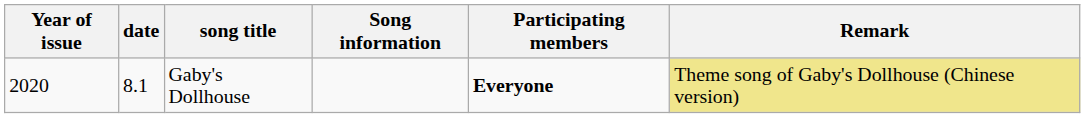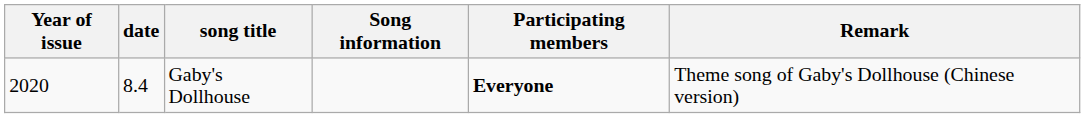(135, 85) 8.1 -> (135, 85) 8.4
(844, 85) khaki background -> (844, 85) no background
